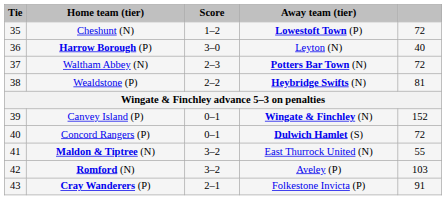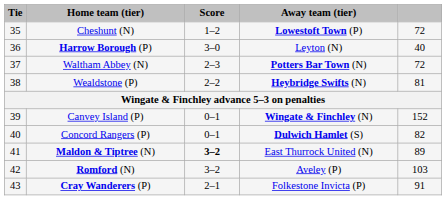(420, 134) 72 -> (420, 134) 82
(212, 152) normal -> (212, 152) bold
(420, 152) 55 -> (420, 152) 89
